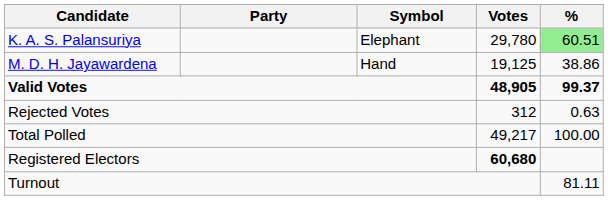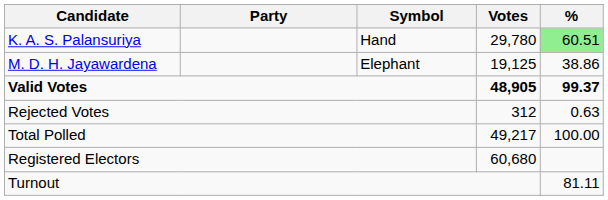(390, 40) Elephant -> (378, 40) Hand
(378, 64) Hand -> (390, 64) Elephant
(513, 159) bold -> (513, 159) normal
